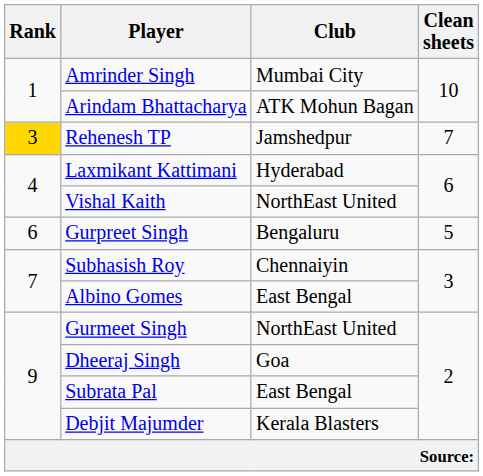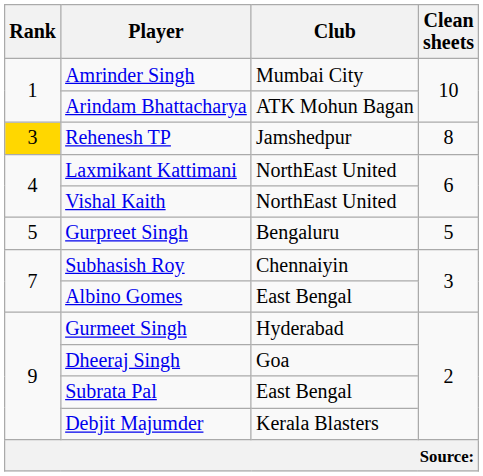(449, 138) 7 -> (449, 138) 8
(300, 169) Hyderabad -> (326, 169) NorthEast United
(33, 233) 6 -> (33, 233) 5
(326, 328) NorthEast United -> (300, 328) Hyderabad
